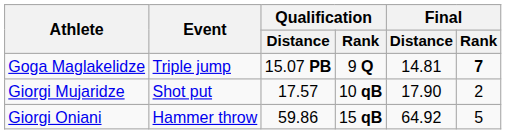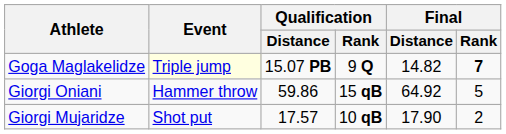(192, 67) no background -> (192, 67) lightyellow background
(421, 67) 14.81 -> (421, 67) 14.82
rows swapped: (66, 92) <-> (55, 117)
